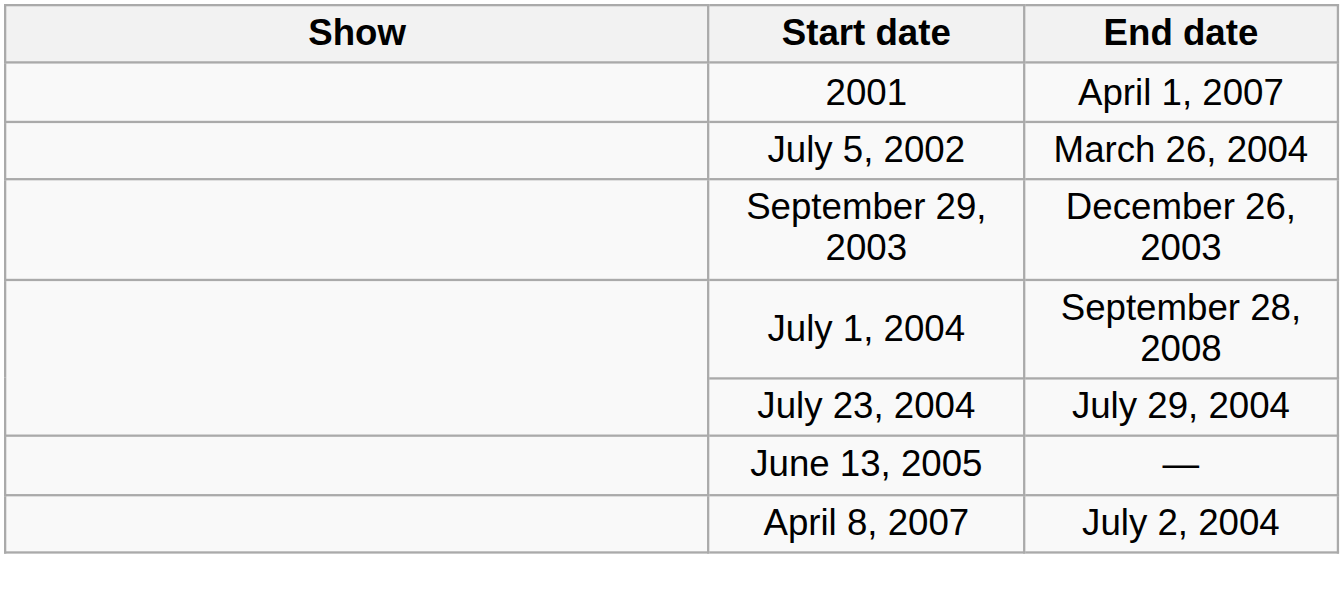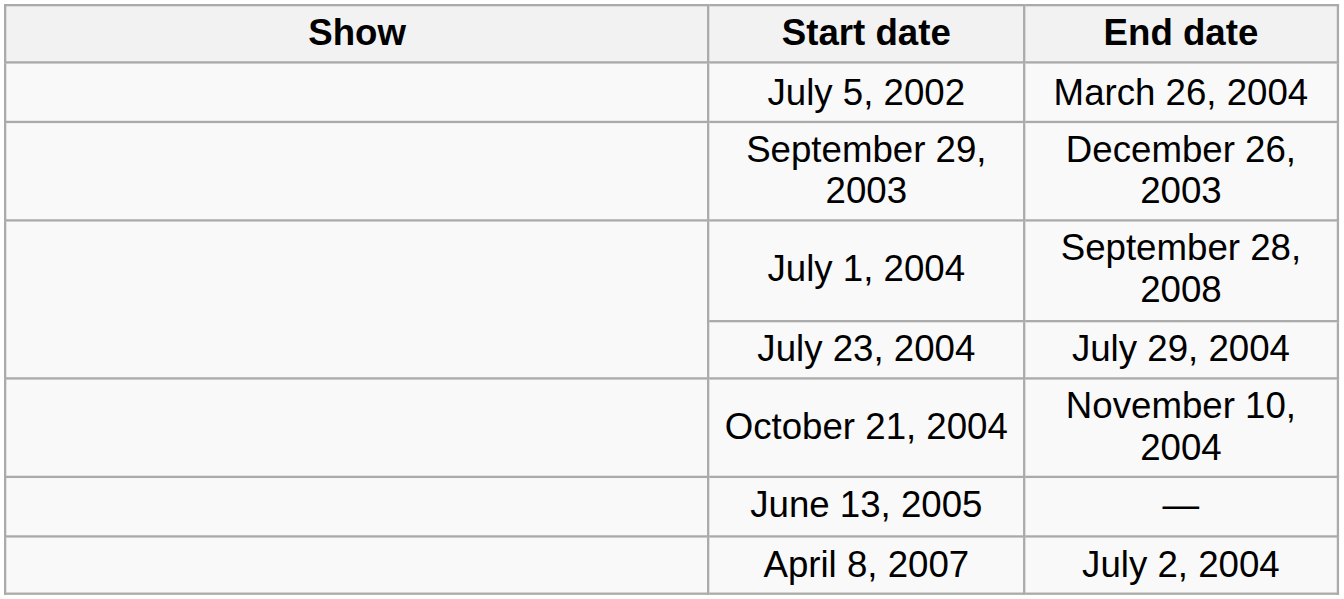- row: (866, 91)
+ row: (866, 427)
